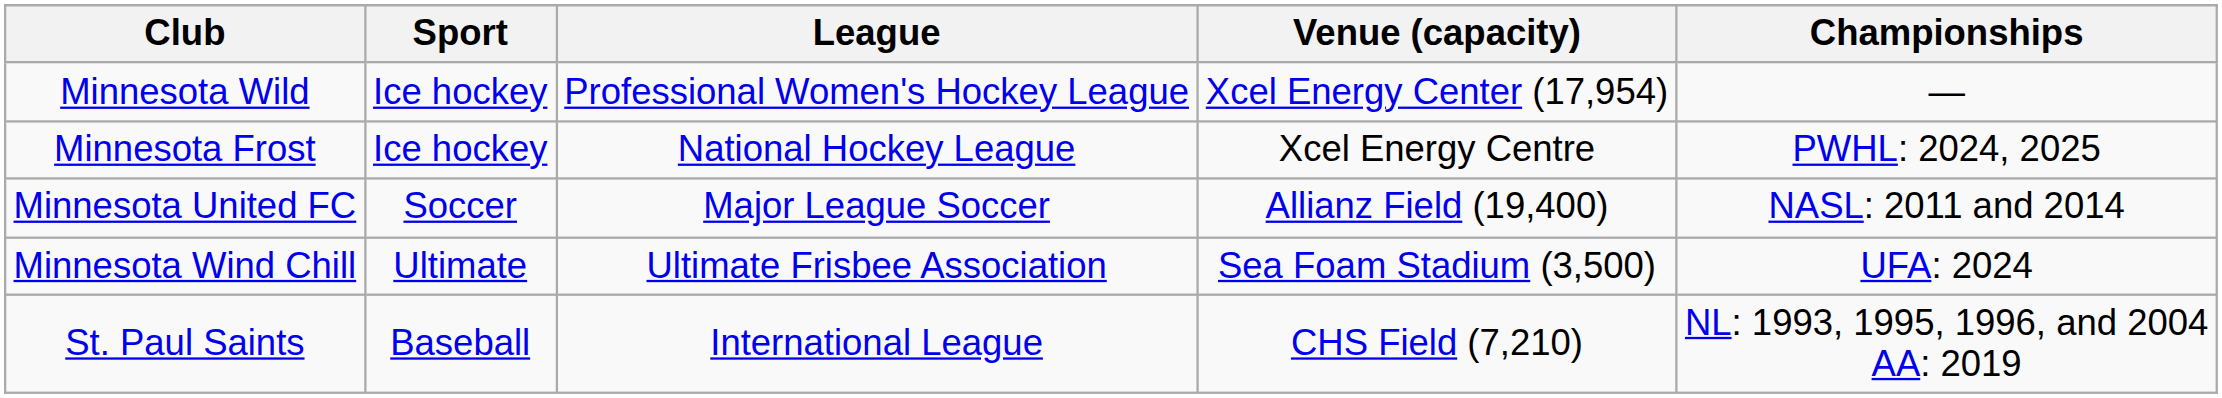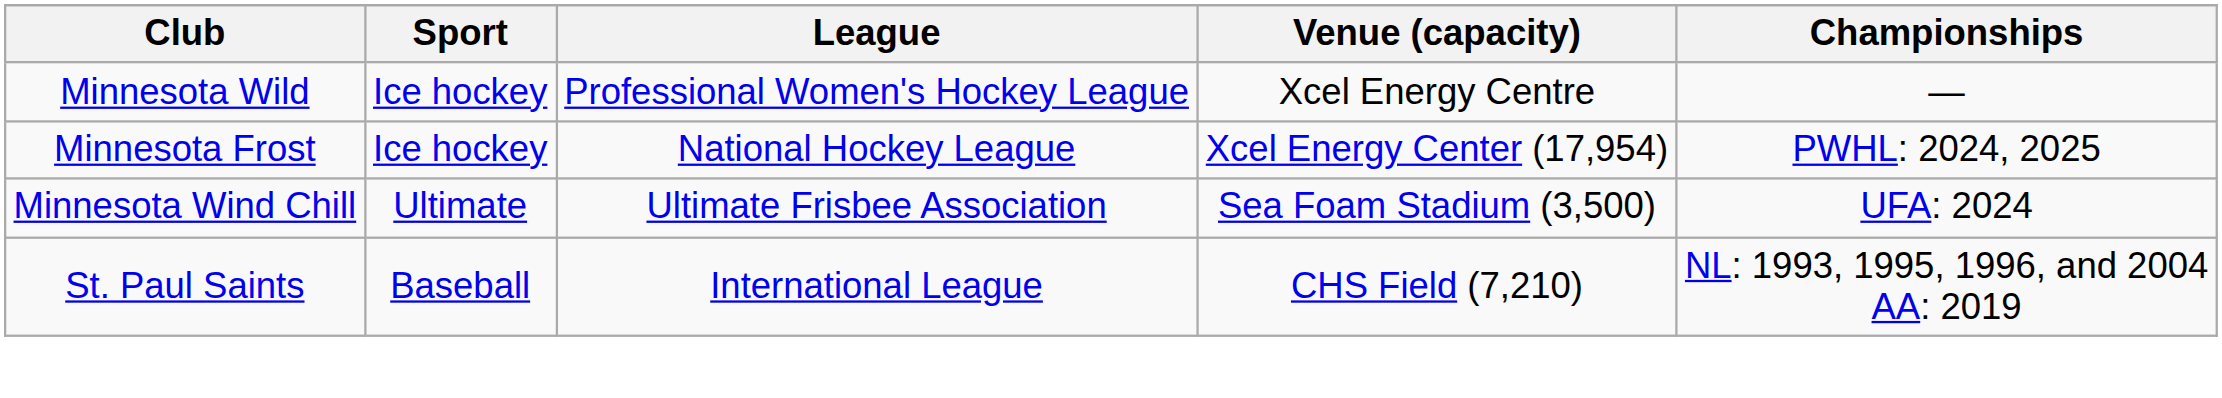(1437, 91) Xcel Energy Center (17,954) -> (1437, 91) Xcel Energy Centre
(1437, 149) Xcel Energy Centre -> (1437, 149) Xcel Energy Center (17,954)
- row: (185, 206)
